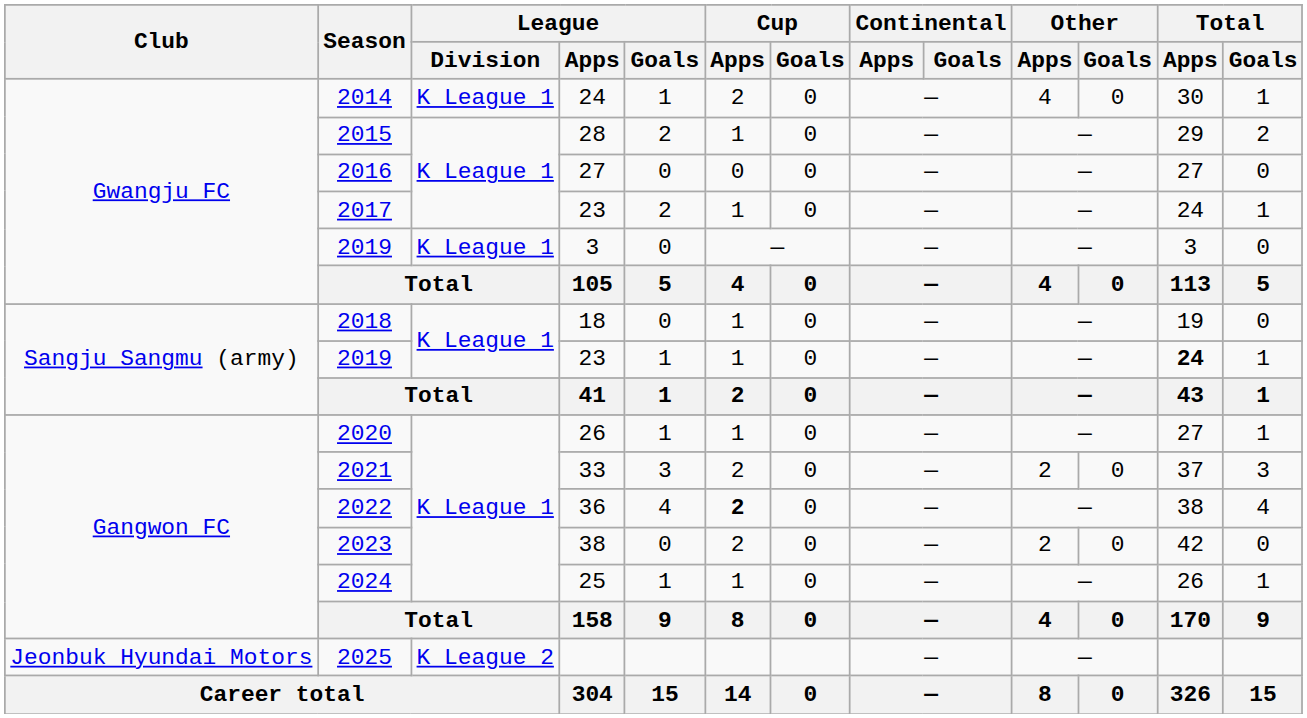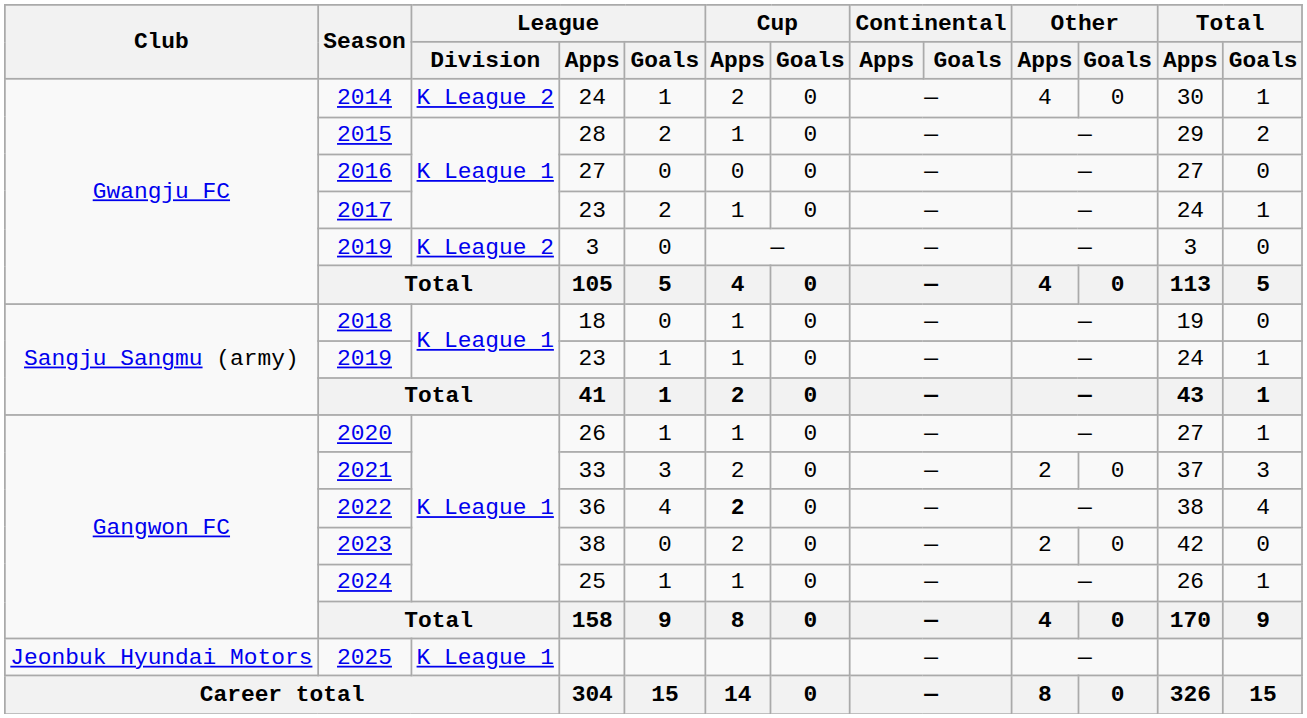(485, 98) K League 1 -> (485, 98) K League 2
(485, 247) K League 1 -> (485, 247) K League 2
(1190, 359) bold -> (1190, 359) normal
(485, 657) K League 2 -> (485, 657) K League 1
